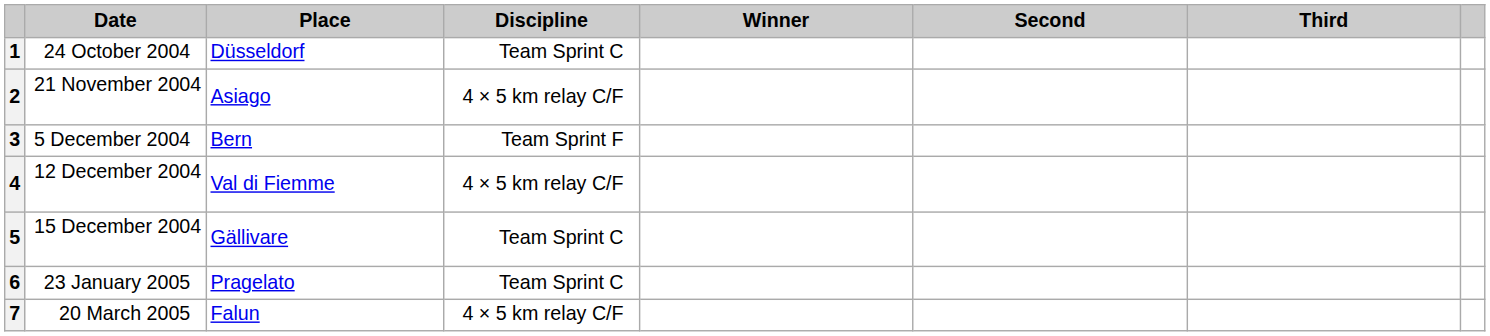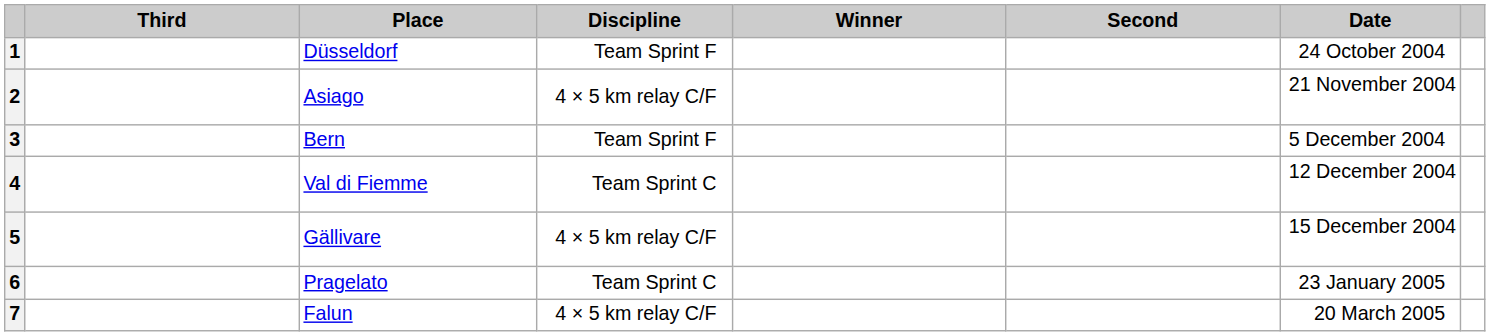columns swapped: (115, 20) <-> (1324, 20)
(567, 52) Team Sprint C -> (661, 52) Team Sprint F
(548, 183) 4 × 5 km relay C/F -> (660, 183) Team Sprint C
(567, 238) Team Sprint C -> (641, 238) 4 × 5 km relay C/F
